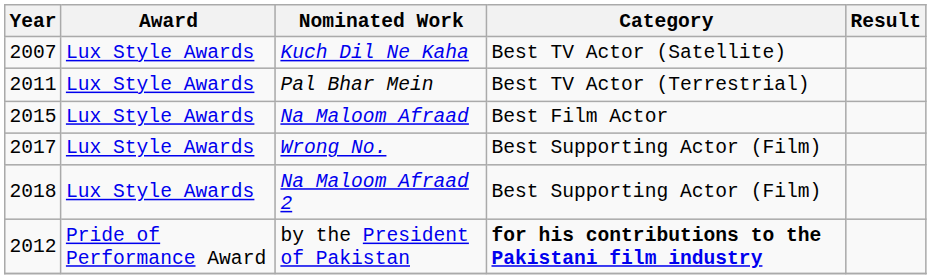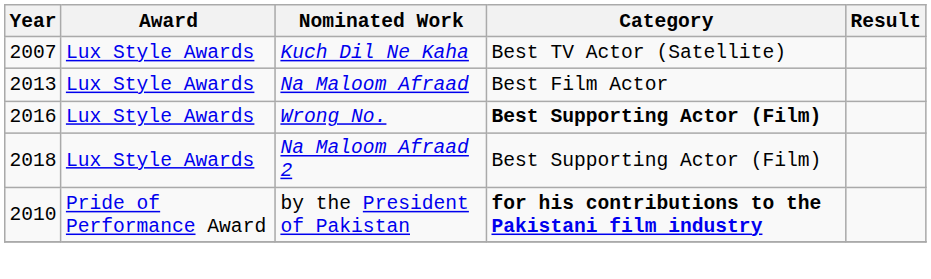- row: (357, 85)
(33, 117) 2015 -> (33, 85) 2013
(33, 149) 2017 -> (33, 117) 2016
(656, 149) normal -> (656, 117) bold
(33, 247) 2012 -> (33, 215) 2010
